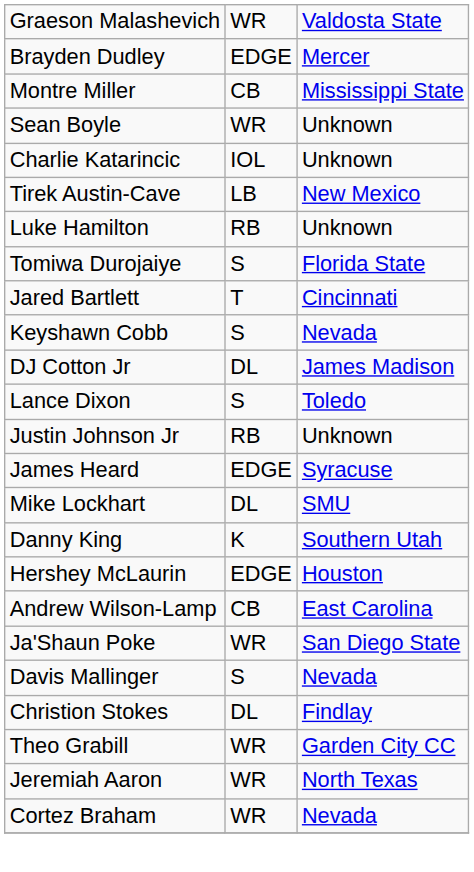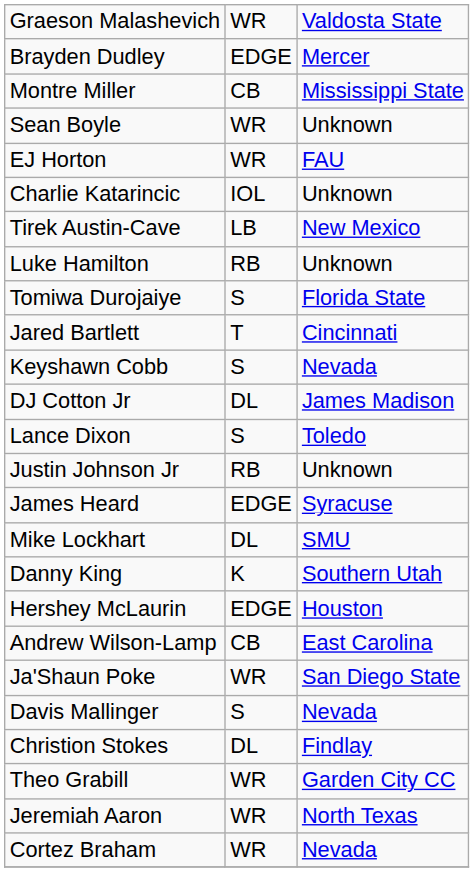+ row: (58, 159)
